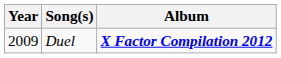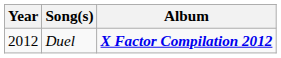(23, 40) 2009 -> (23, 40) 2012
